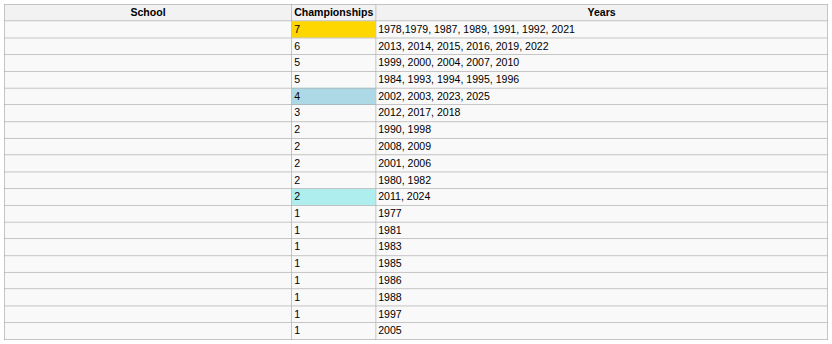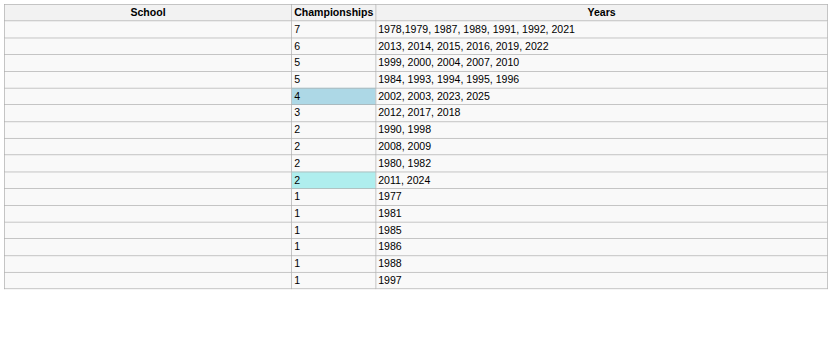(297, 29) gold background -> (297, 29) no background
- row: (405, 163)
- row: (390, 247)
- row: (390, 331)
